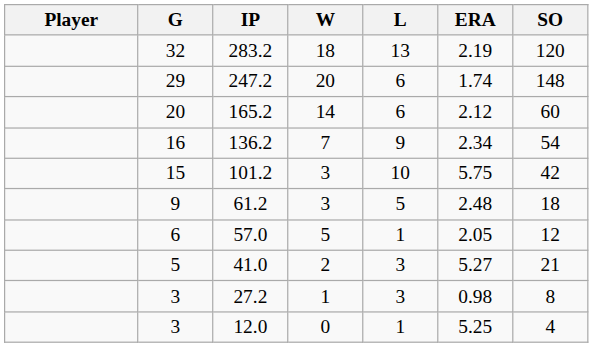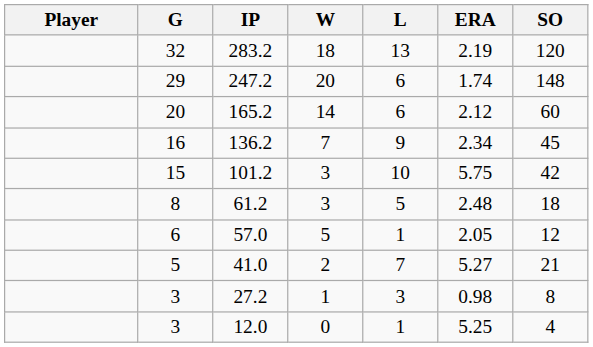(550, 142) 54 -> (550, 142) 45
(175, 204) 9 -> (175, 204) 8
(400, 265) 3 -> (400, 265) 7
